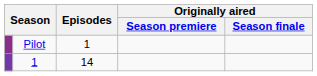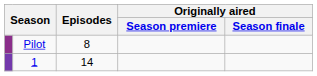(87, 44) 1 -> (87, 44) 8
